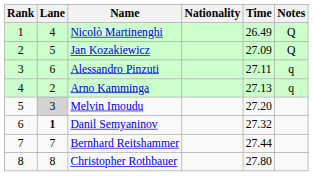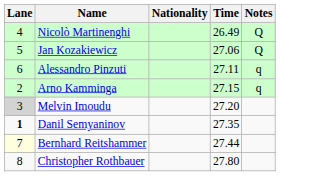- column: (21, 13)
(259, 50) 27.09 -> (226, 50) 27.06
(259, 87) 27.13 -> (226, 87) 27.15
(259, 124) 27.32 -> (226, 124) 27.35
(52, 143) no background -> (20, 143) lightyellow background
